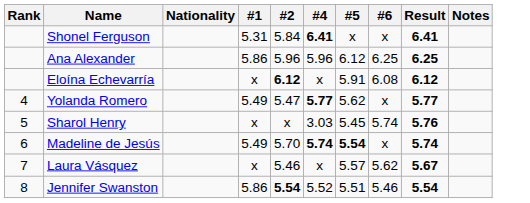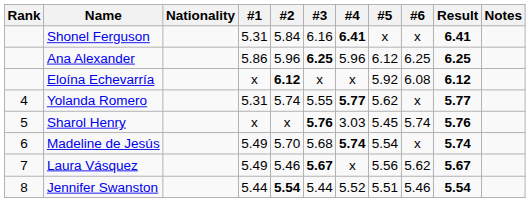+ column: (320, 15)
(352, 80) 5.91 -> (385, 80) 5.92
(254, 101) 5.49 -> (254, 101) 5.31
(287, 101) 5.47 -> (287, 101) 5.74
(352, 144) bold -> (385, 144) normal
(254, 165) x -> (254, 165) 5.49
(352, 165) 5.57 -> (385, 165) 5.56
(254, 187) 5.86 -> (254, 187) 5.44
